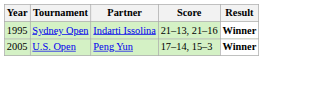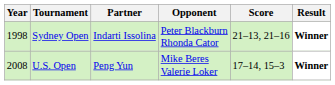+ column: (194, 13)
(17, 30) 1995 -> (17, 36) 1998
(17, 47) 2005 -> (17, 66) 2008
